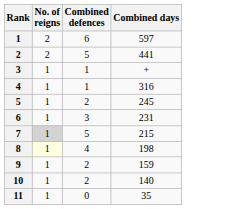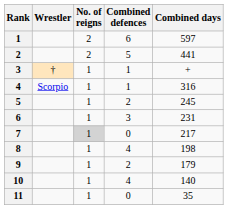+ column: (53, 17)
(87, 133) 5 -> (128, 133) 0
(146, 133) 215 -> (188, 133) 217
(47, 149) lightyellow background -> (89, 149) no background
(146, 165) 159 -> (188, 165) 179
(87, 180) 2 -> (128, 180) 4
